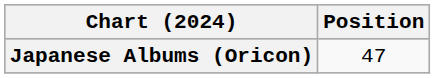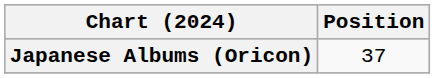(374, 56) 47 -> (374, 56) 37
